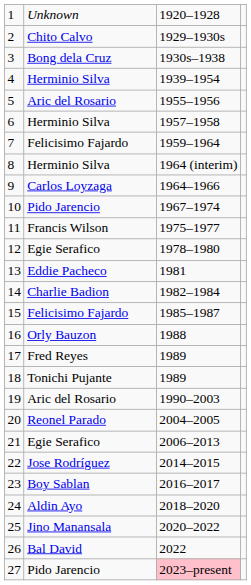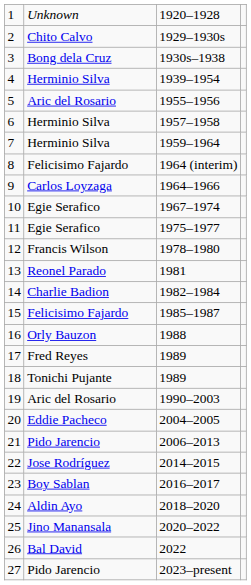(78, 143) Felicisimo Fajardo -> (68, 143) Herminio Silva
(68, 164) Herminio Silva -> (78, 164) Felicisimo Fajardo
(64, 206) Pido Jarencio -> (64, 206) Egie Serafico
(68, 228) Francis Wilson -> (64, 228) Egie Serafico
(64, 249) Egie Serafico -> (68, 249) Francis Wilson
(67, 270) Eddie Pacheco -> (67, 270) Reonel Parado
(67, 420) Reonel Parado -> (67, 420) Eddie Pacheco
(64, 441) Egie Serafico -> (64, 441) Pido Jarencio
(196, 569) pink background -> (196, 569) no background
